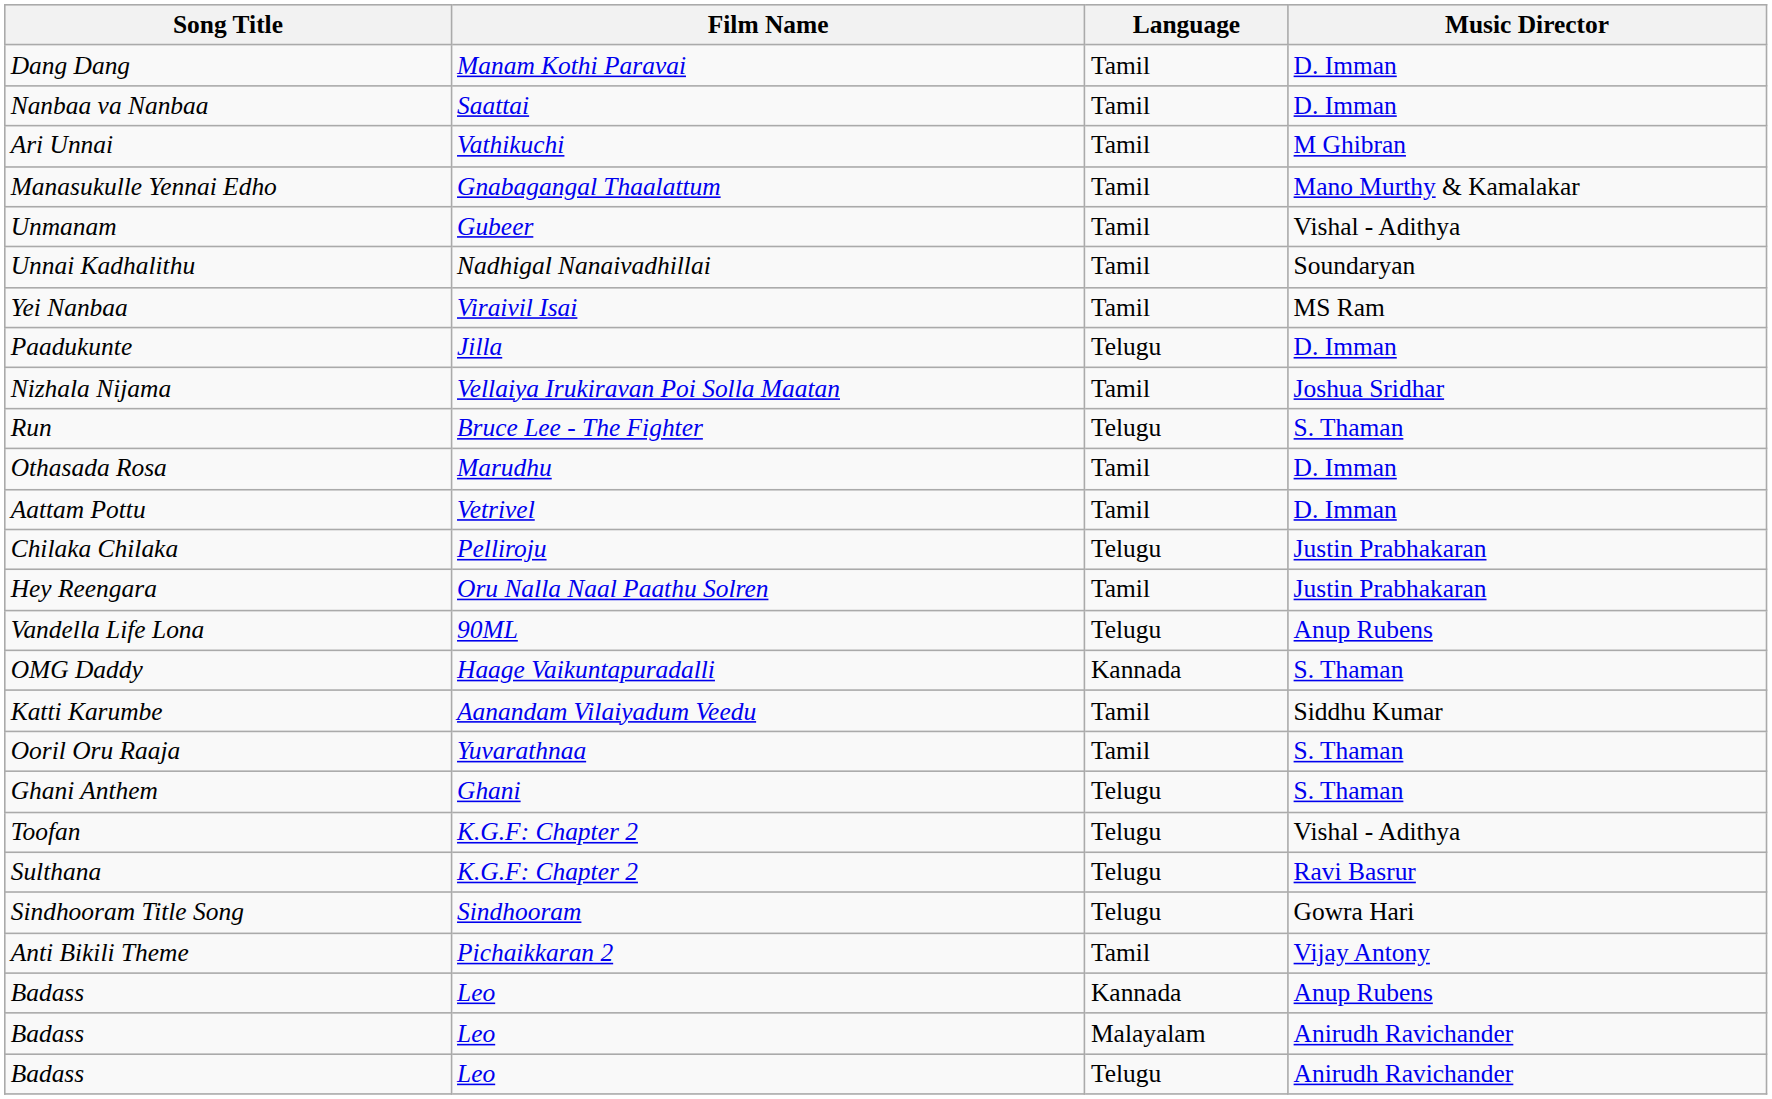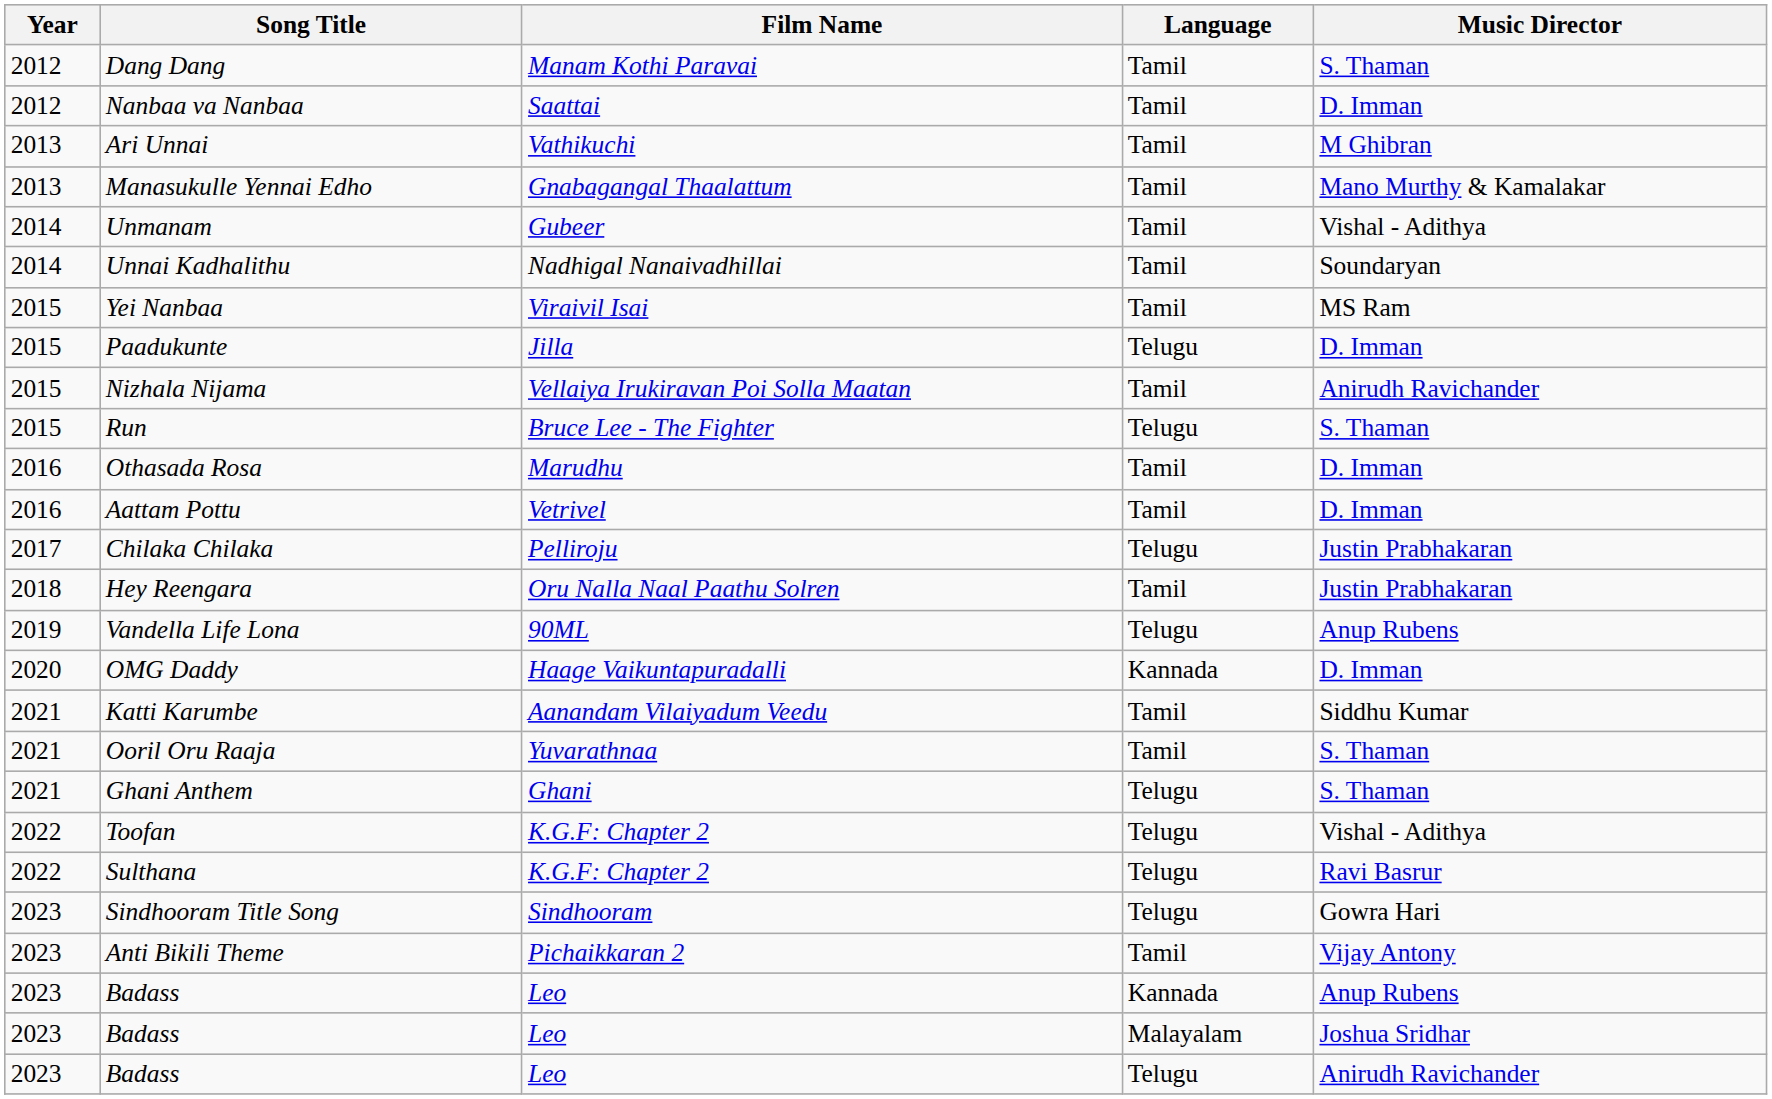+ column: (52, 24)
(1345, 65) D. Imman -> (1374, 65) S. Thaman
(1369, 387) Joshua Sridhar -> (1429, 387) Anirudh Ravichander
(1348, 670) S. Thaman -> (1371, 670) D. Imman
(1403, 1033) Anirudh Ravichander -> (1395, 1033) Joshua Sridhar
